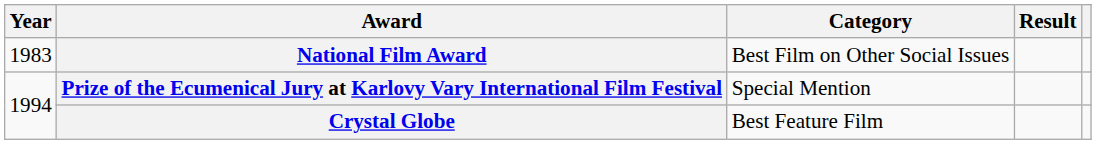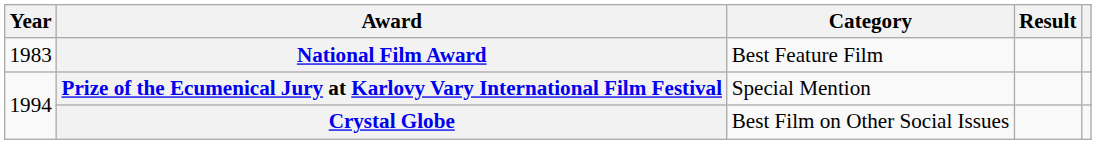(870, 54) Best Film on Other Social Issues -> (807, 54) Best Feature Film
(807, 121) Best Feature Film -> (870, 121) Best Film on Other Social Issues
